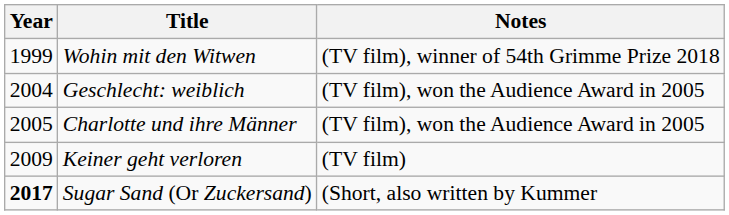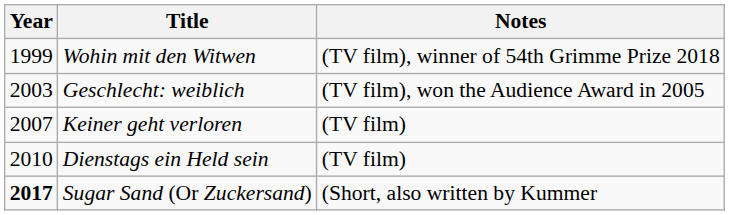(31, 90) 2004 -> (31, 90) 2003
- row: (180, 124)
(31, 158) 2009 -> (31, 124) 2007
+ row: (166, 158)
